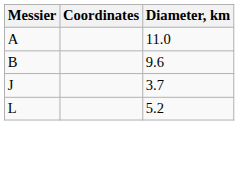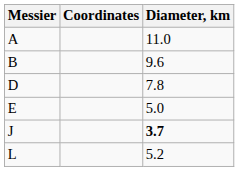+ row: (13, 85)
+ row: (12, 108)
(155, 85) normal -> (155, 131) bold
